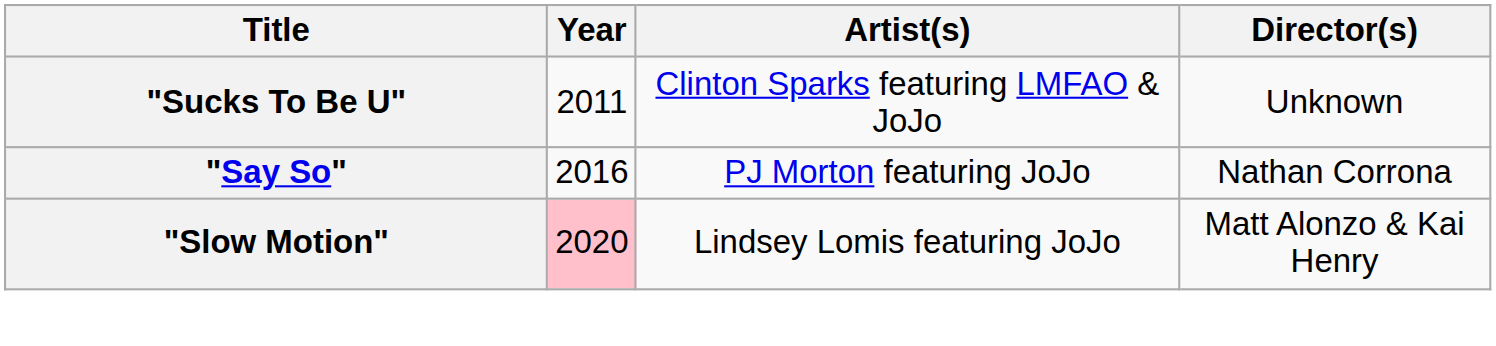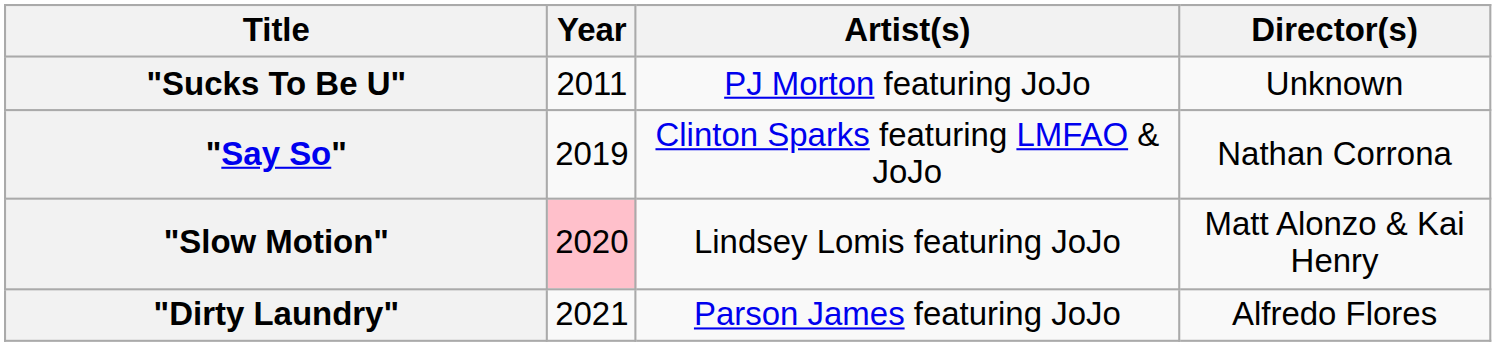(907, 101) Clinton Sparks featuring LMFAO & JoJo -> (907, 82) PJ Morton featuring JoJo
(592, 172) 2016 -> (592, 153) 2019
(907, 172) PJ Morton featuring JoJo -> (907, 153) Clinton Sparks featuring LMFAO & JoJo
+ row: (276, 313)
